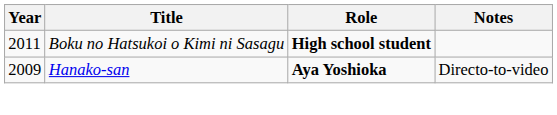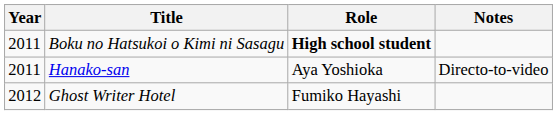(25, 69) 2009 -> (24, 69) 2011
(339, 69) bold -> (337, 69) normal
+ row: (112, 95)
